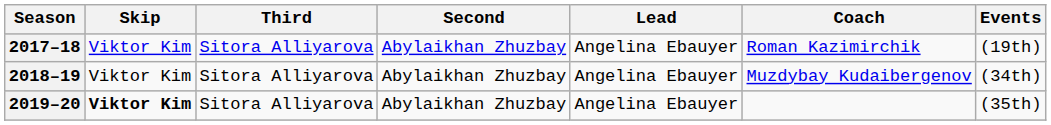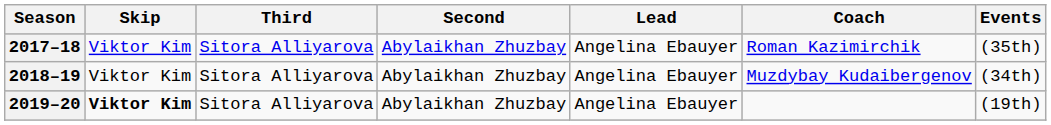(1011, 47) (19th) -> (1011, 47) (35th)
(1011, 105) (35th) -> (1011, 105) (19th)
